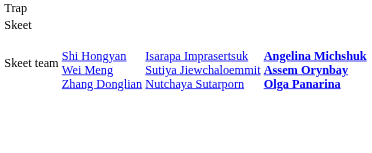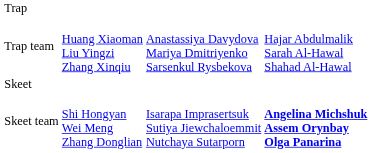+ row: (29, 46)
